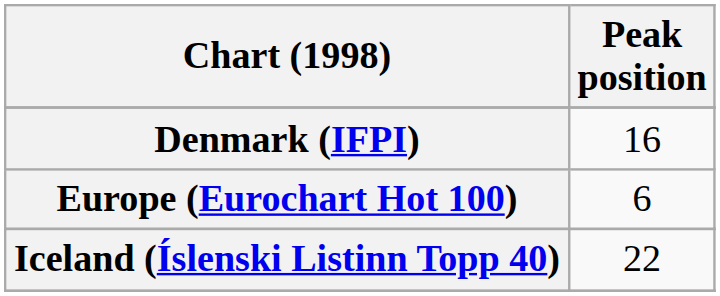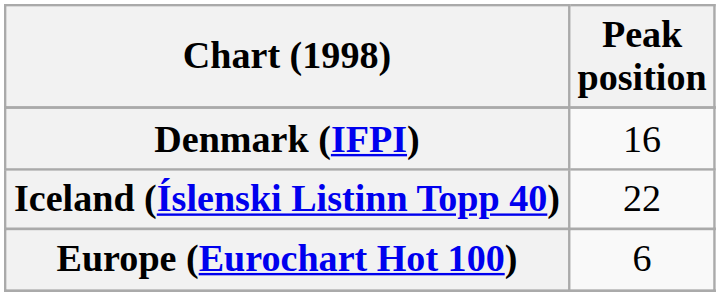rows swapped: (287, 198) <-> (287, 258)
